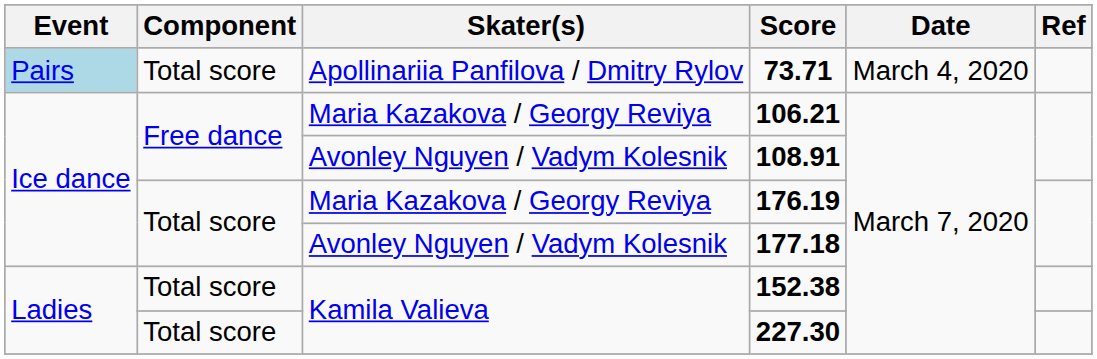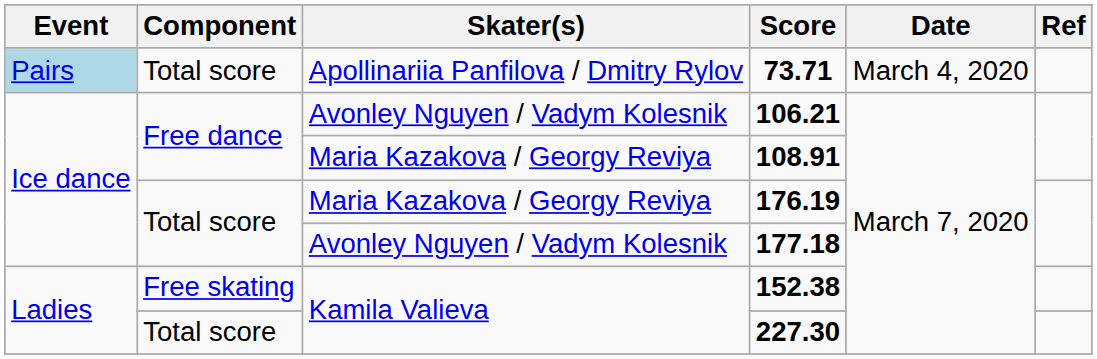(510, 113) Maria Kazakova / Georgy Reviya -> (518, 113) Avonley Nguyen / Vadym Kolesnik
(518, 157) Avonley Nguyen / Vadym Kolesnik -> (510, 157) Maria Kazakova / Georgy Reviya
(210, 288) Total score -> (219, 288) Free skating
